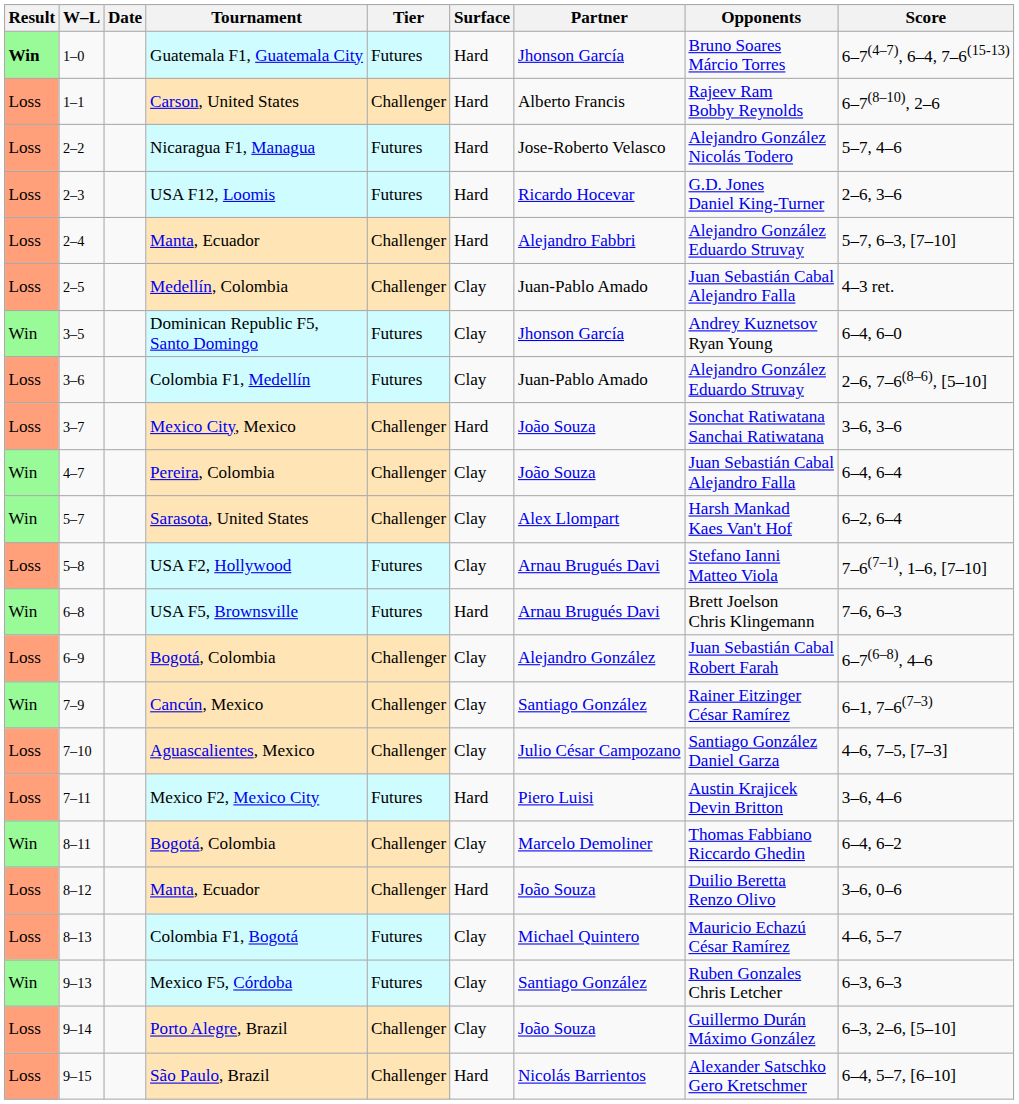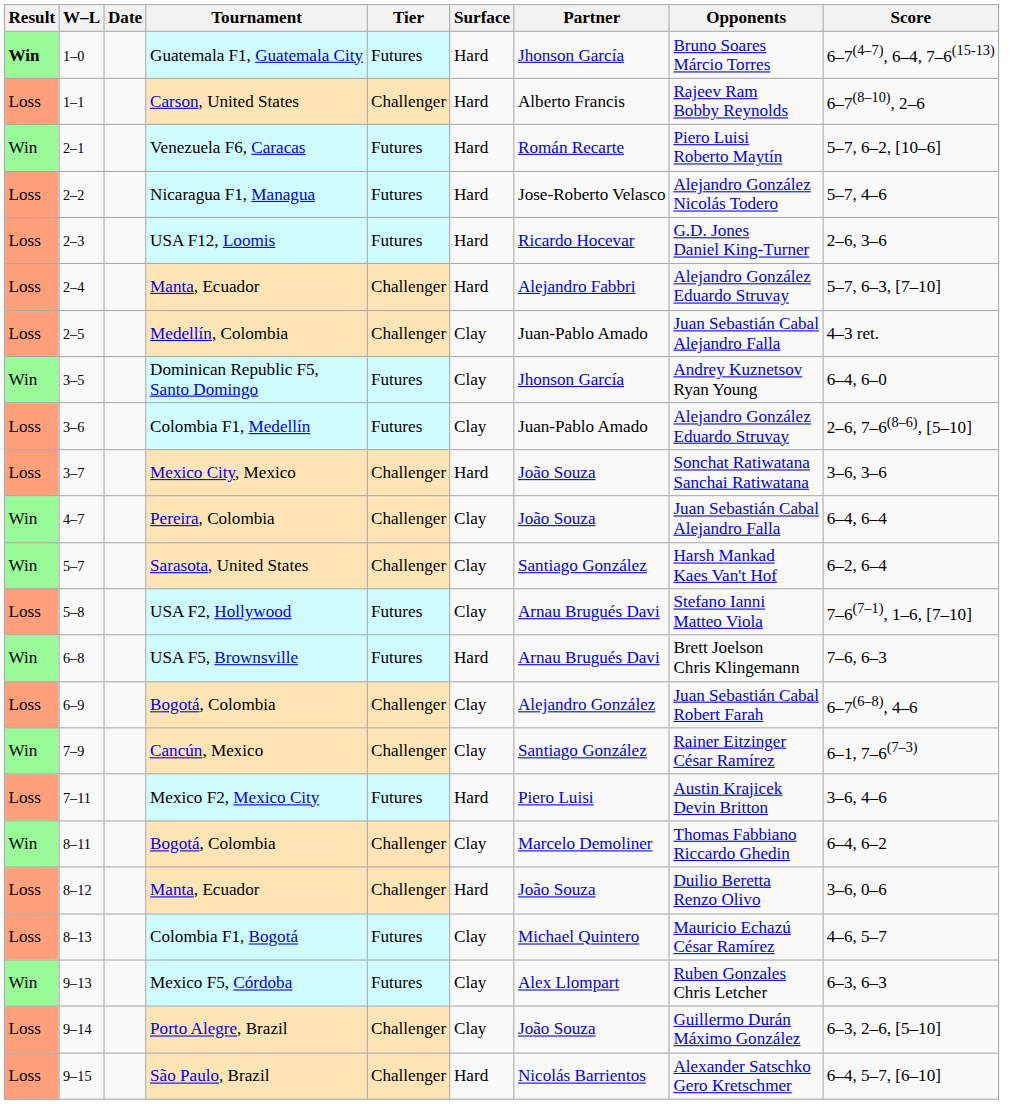+ row: (74, 148)
(569, 518) Alex Llompart -> (582, 565) Santiago González
- row: (77, 752)
(582, 983) Santiago González -> (569, 983) Alex Llompart
